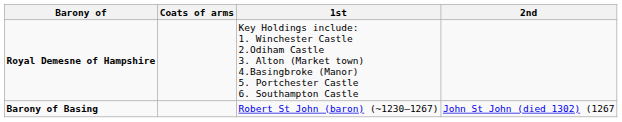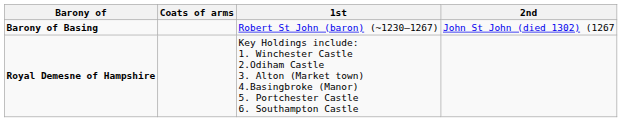rows swapped: (81, 60) <-> (52, 109)
